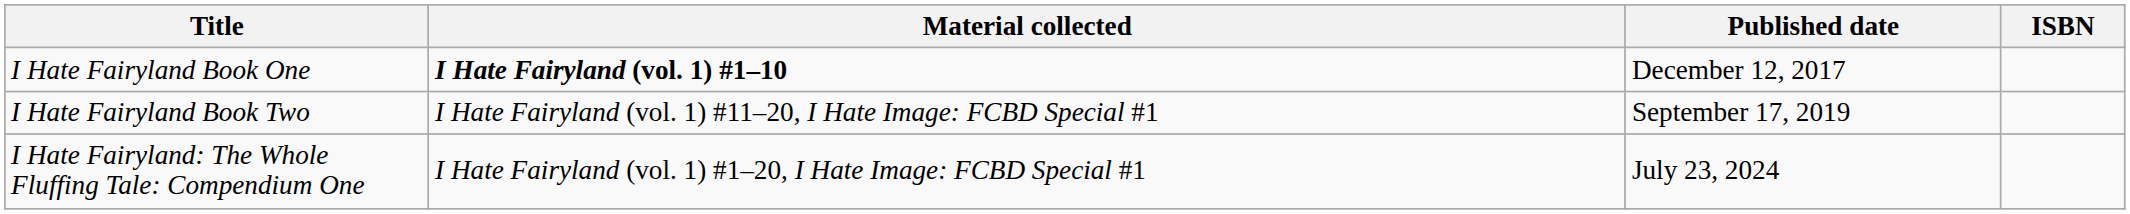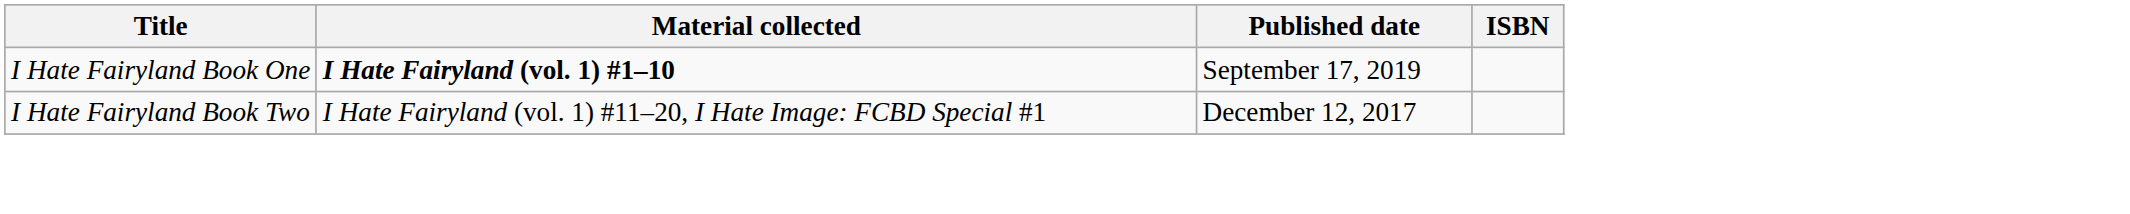(1739, 69) December 12, 2017 -> (1312, 69) September 17, 2019
(1741, 112) September 17, 2019 -> (1309, 112) December 12, 2017
- row: (188, 170)
